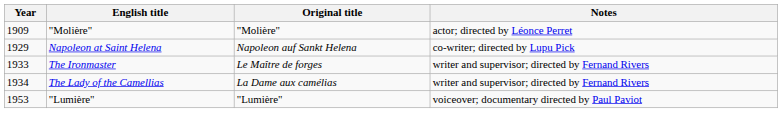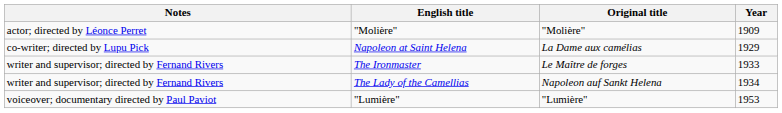columns swapped: (25, 13) <-> (604, 13)
(297, 47) Napoleon auf Sankt Helena -> (592, 47) La Dame aux camélias
(287, 82) La Dame aux camélias -> (602, 82) Napoleon auf Sankt Helena
